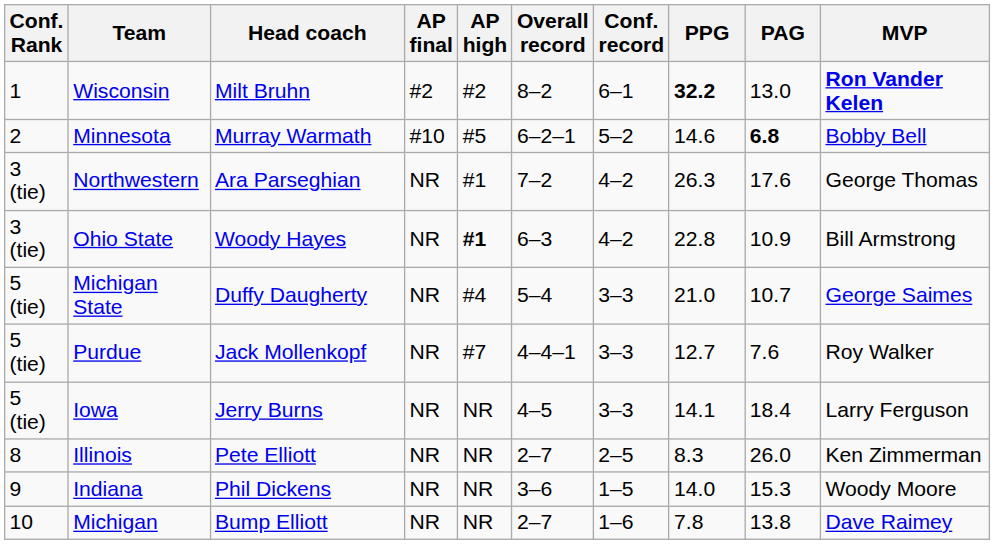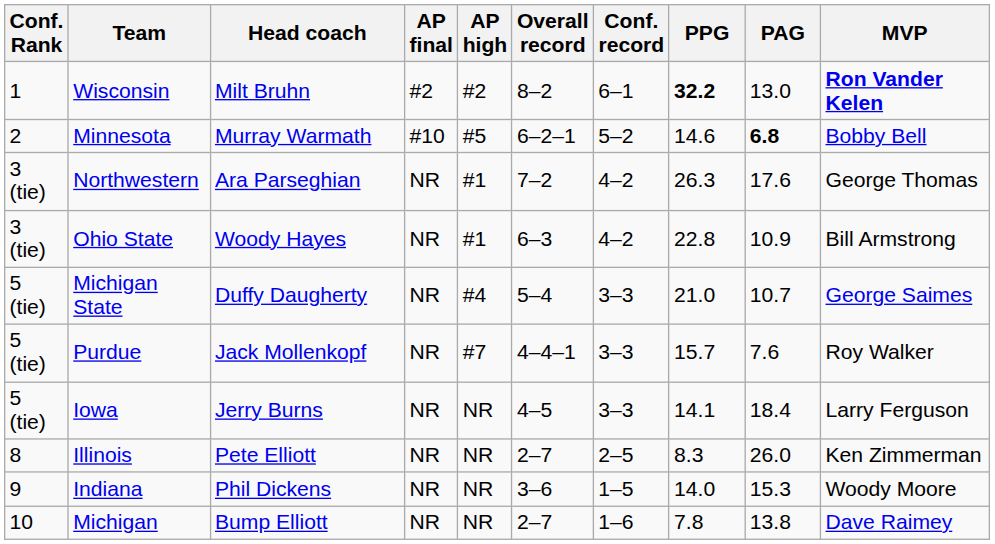(474, 238) bold -> (474, 238) normal
(695, 352) 12.7 -> (695, 352) 15.7
